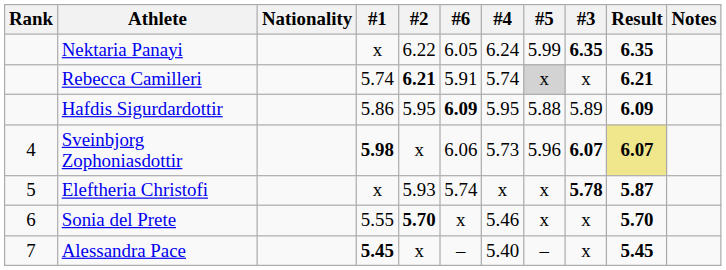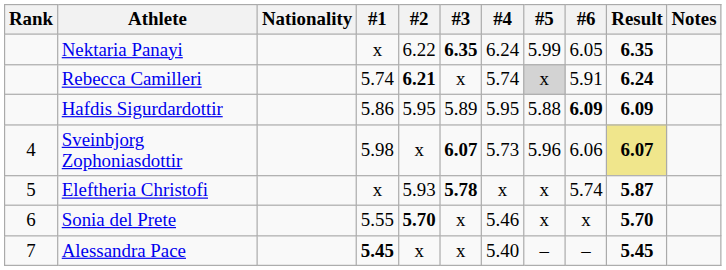columns swapped: (586, 19) <-> (461, 19)
(637, 79) 6.21 -> (637, 79) 6.24
(377, 149) bold -> (377, 149) normal
